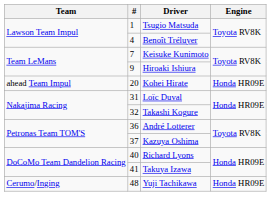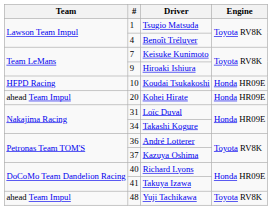+ row: (176, 83)
(134, 111) 32 -> (134, 126) 34
(33, 183) Cerumo/Inging -> (39, 197) ahead Team Impul
(238, 183) Honda HR09E -> (238, 197) Toyota RV8K
